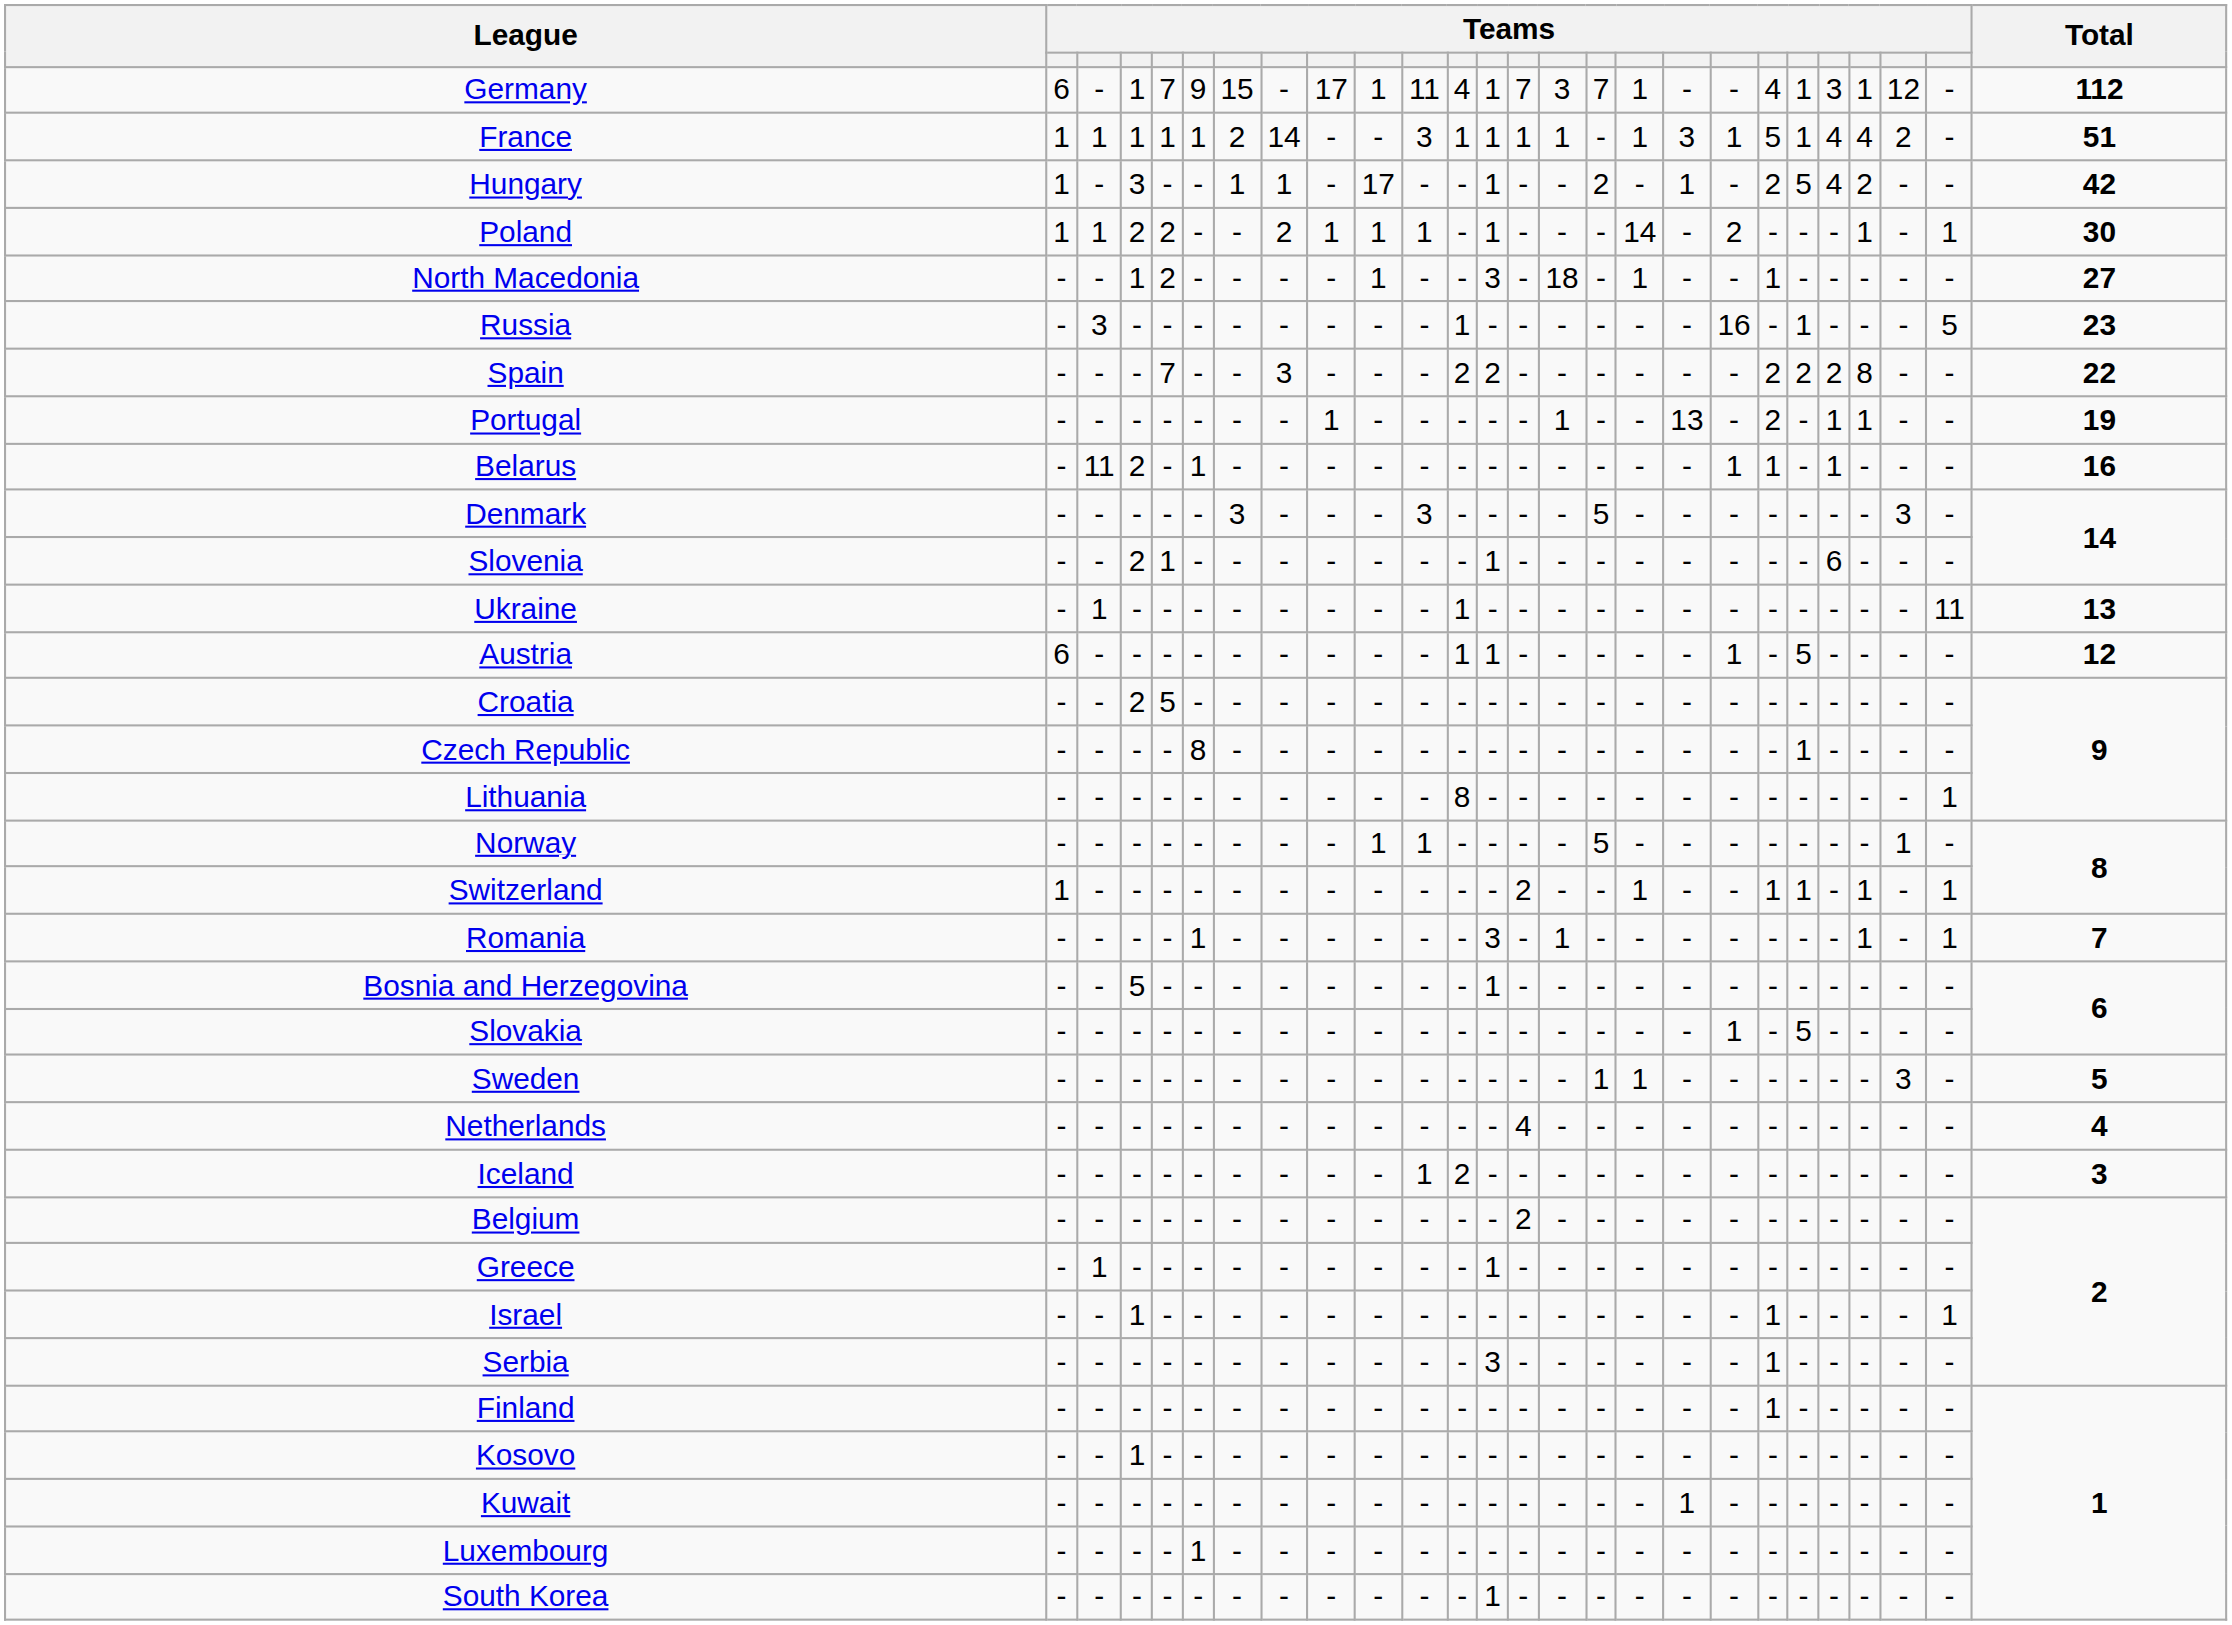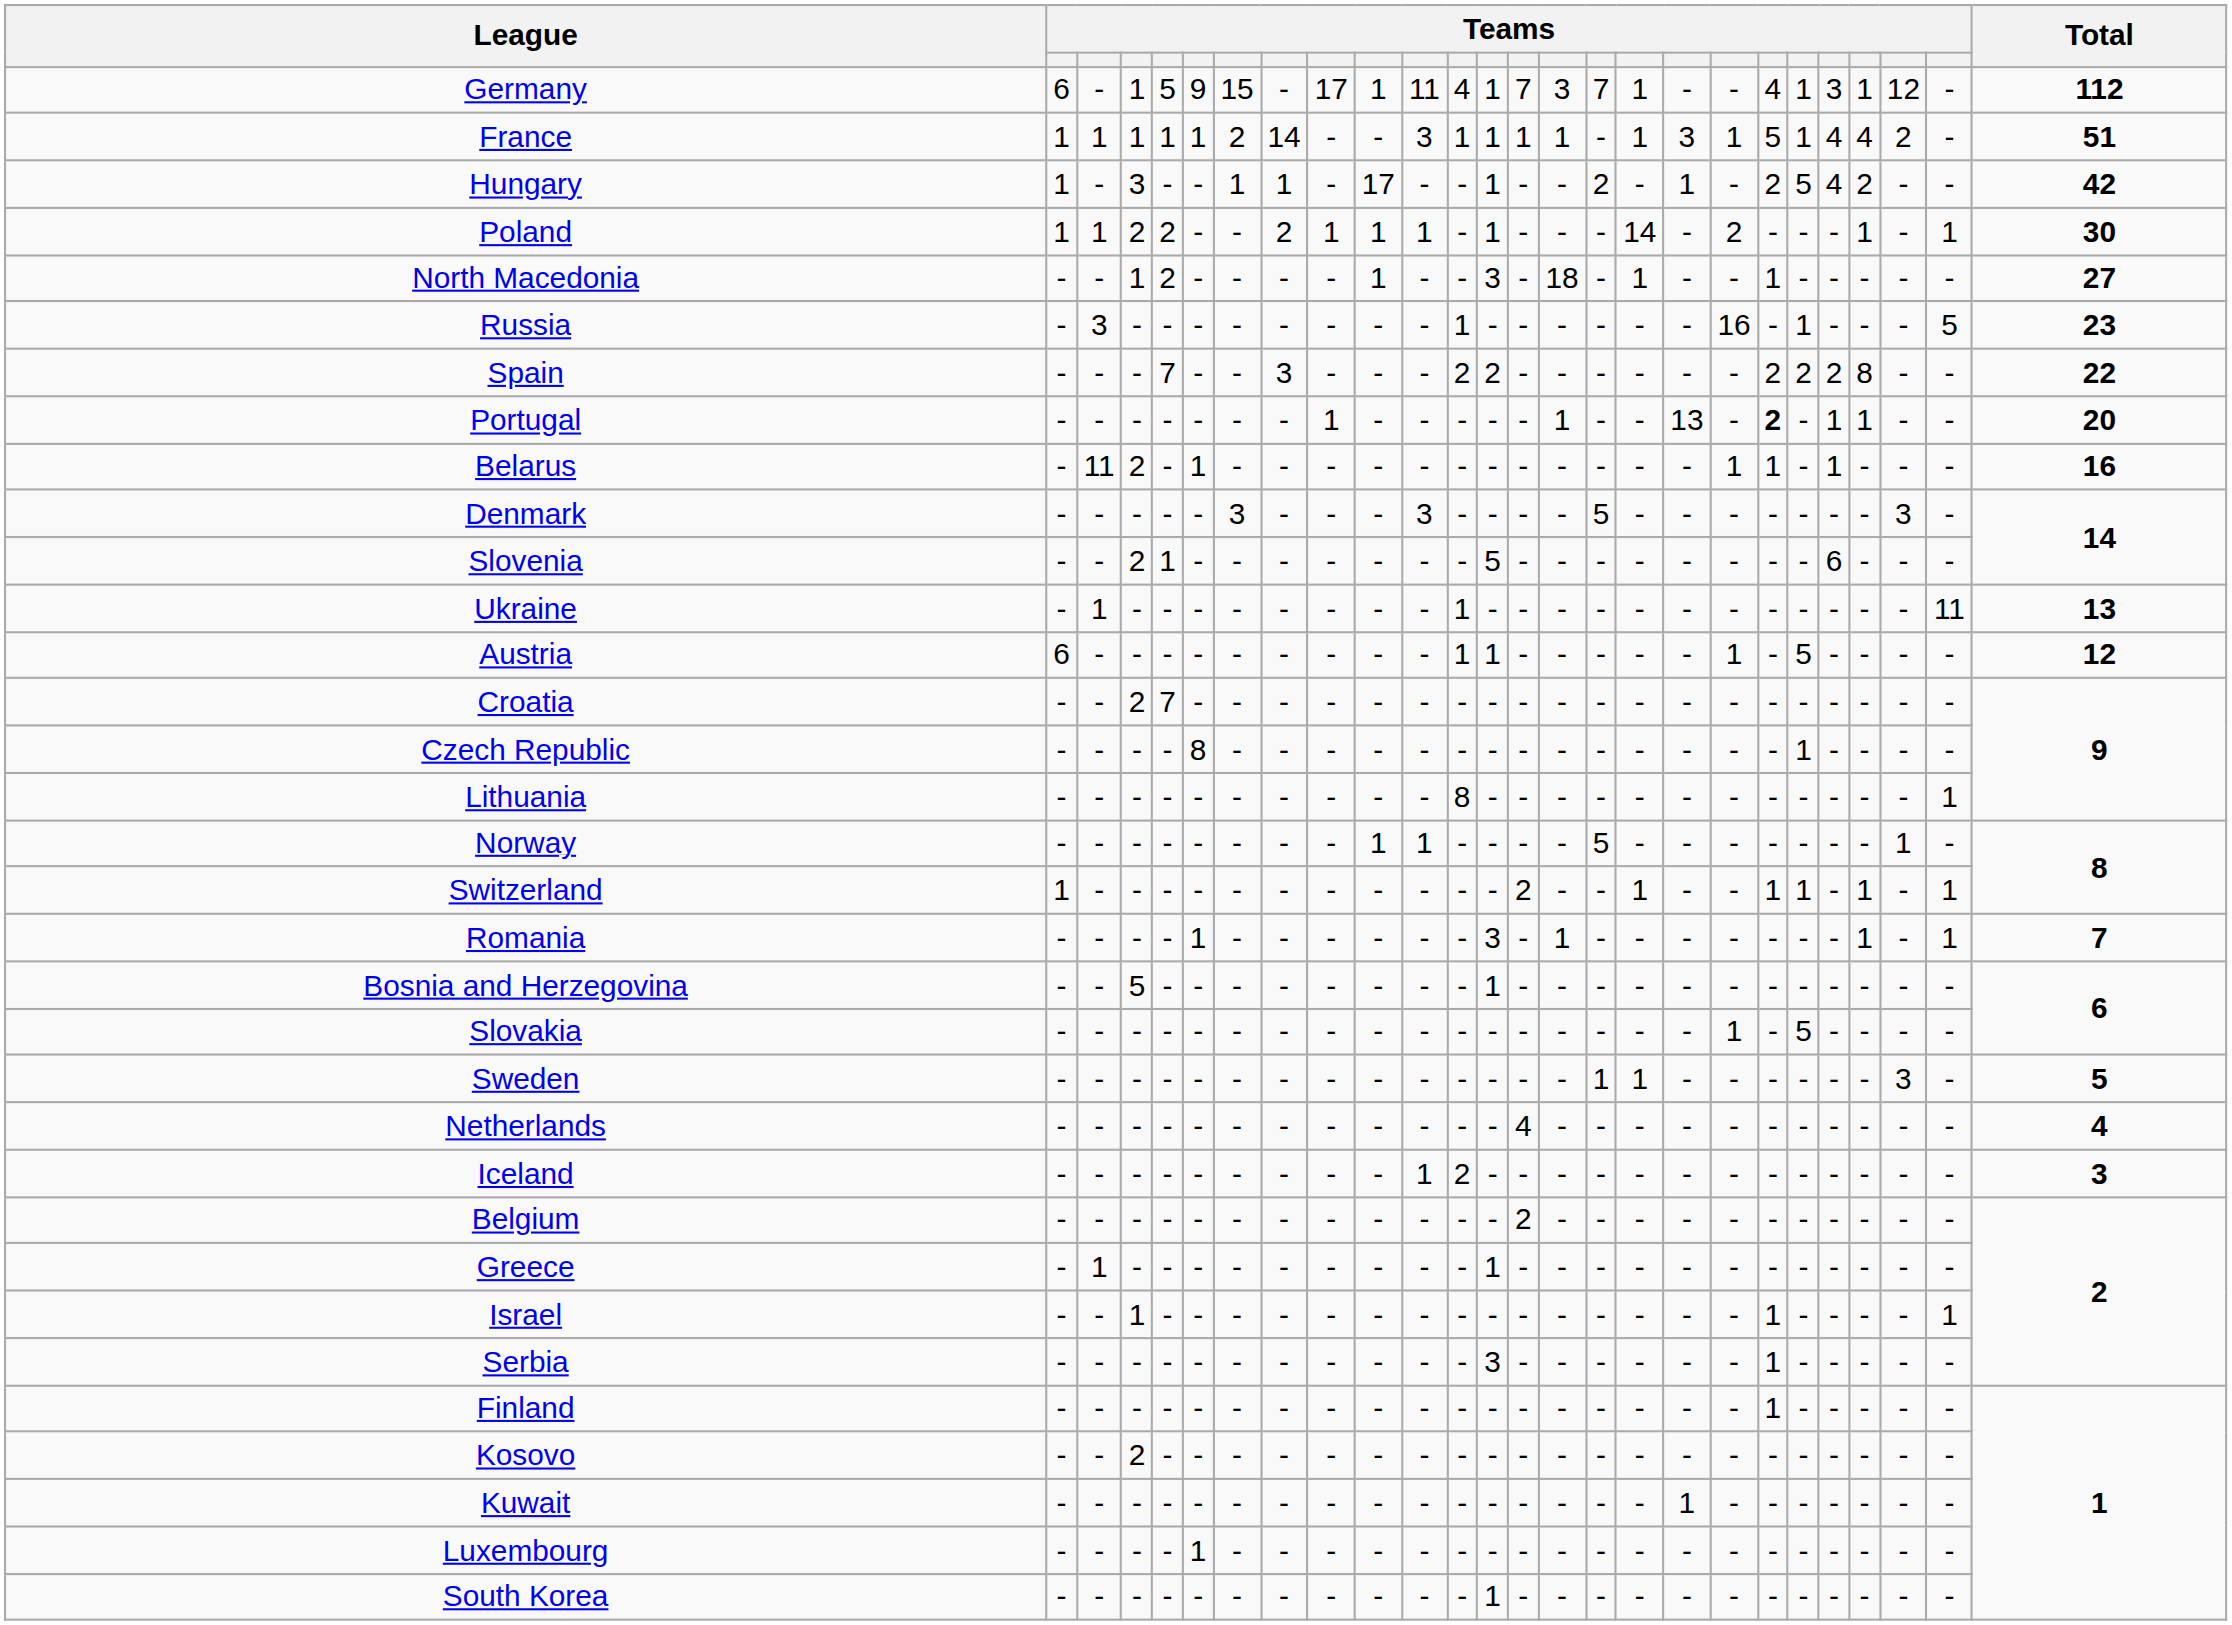(1168, 90) 7 -> (1168, 90) 5
(1773, 420) normal -> (1773, 420) bold
(2099, 420) 19 -> (2099, 420) 20
(1493, 561) 1 -> (1493, 561) 5
(1168, 702) 5 -> (1168, 702) 7
(1137, 1456) 1 -> (1137, 1456) 2
